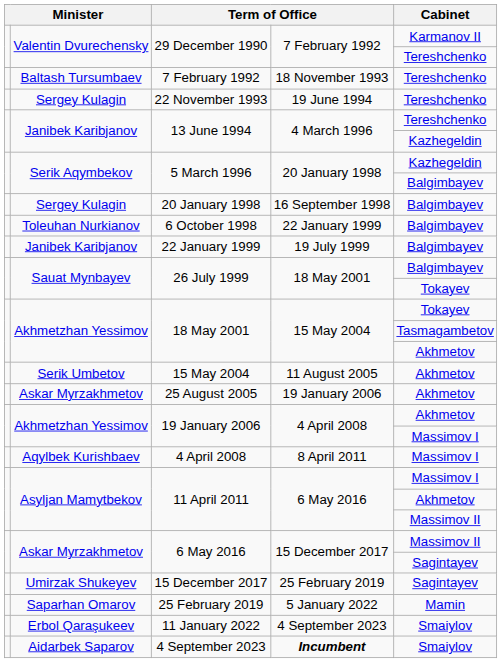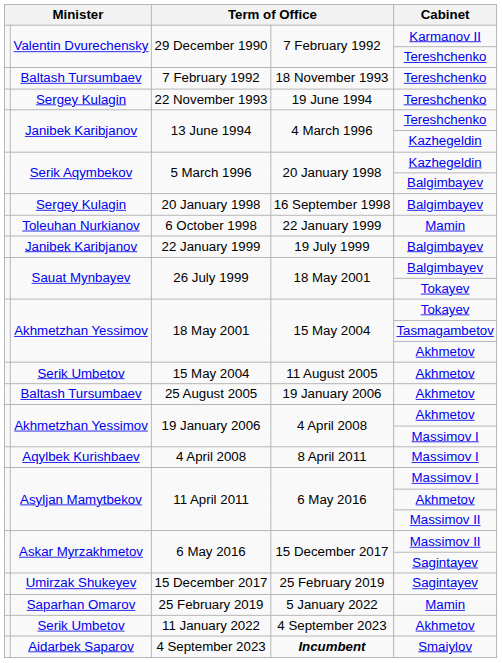(445, 225) Balgimbayev -> (445, 225) Mamin
(81, 394) Askar Myrzakhmetov -> (81, 394) Baltash Tursumbaev
(81, 625) Erbol Qaraşukeev -> (81, 625) Serik Umbetov
(445, 625) Smaiylov -> (445, 625) Akhmetov
